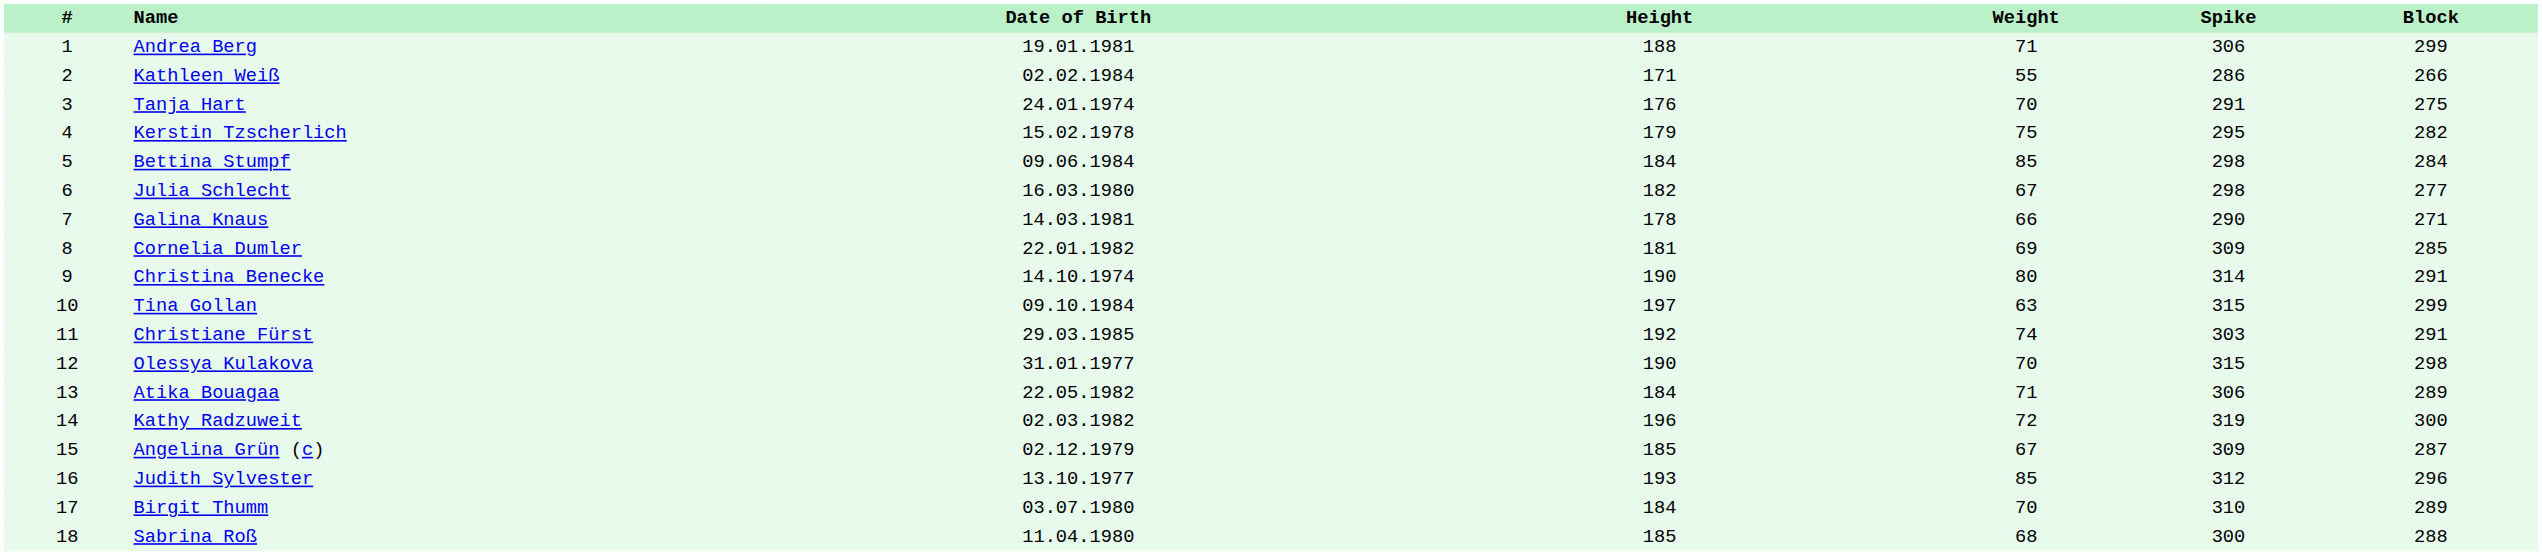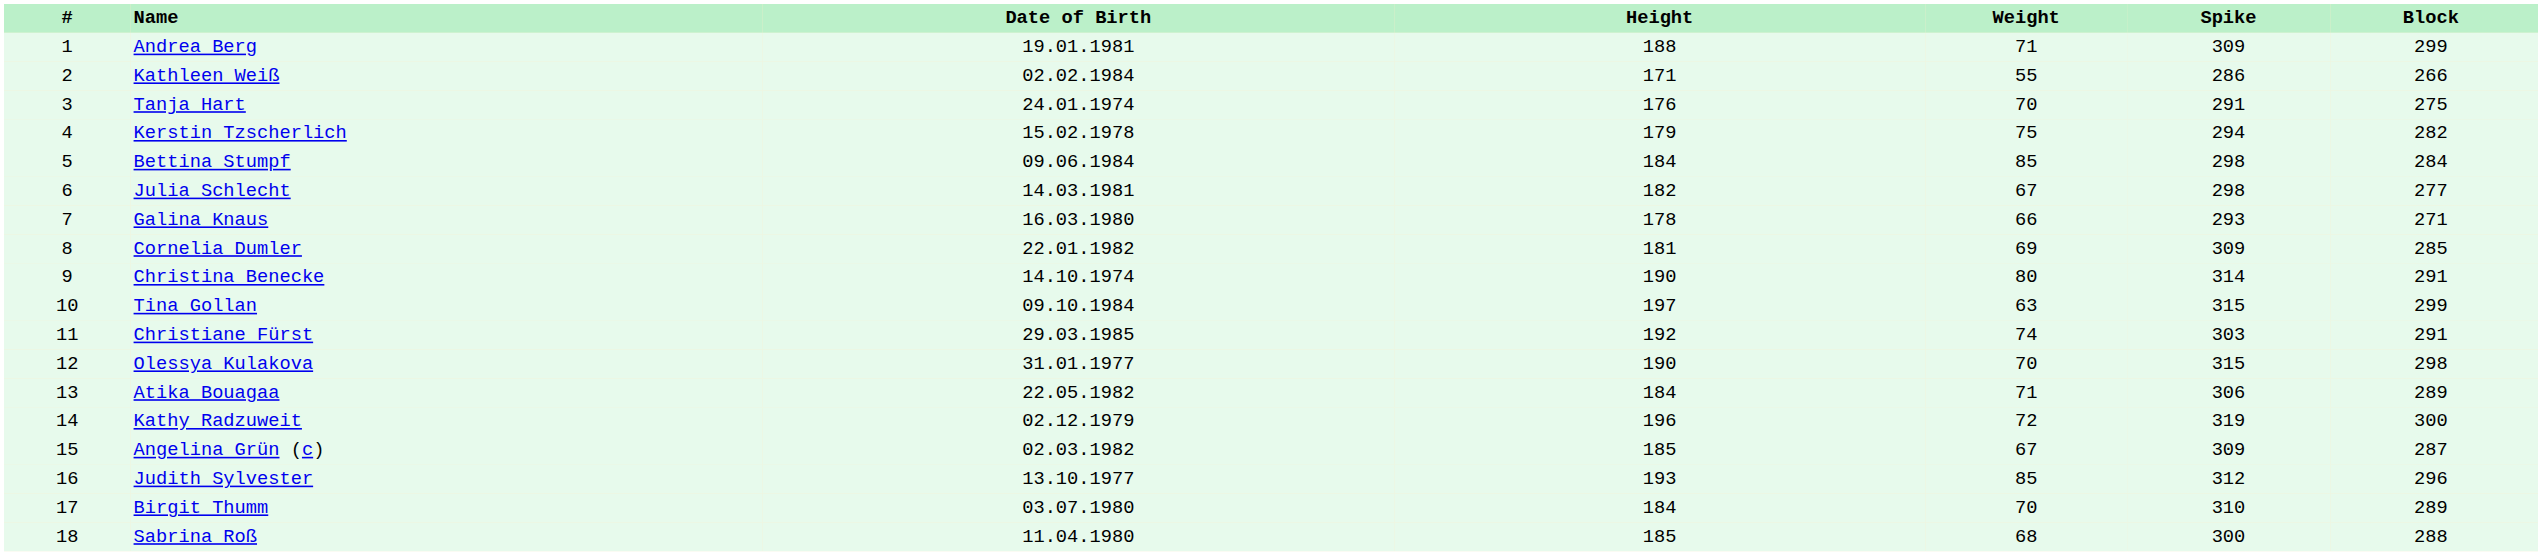(2228, 47) 306 -> (2228, 47) 309
(2228, 134) 295 -> (2228, 134) 294
(1078, 191) 16.03.1980 -> (1078, 191) 14.03.1981
(1078, 220) 14.03.1981 -> (1078, 220) 16.03.1980
(2228, 220) 290 -> (2228, 220) 293
(1078, 422) 02.03.1982 -> (1078, 422) 02.12.1979
(1078, 450) 02.12.1979 -> (1078, 450) 02.03.1982
